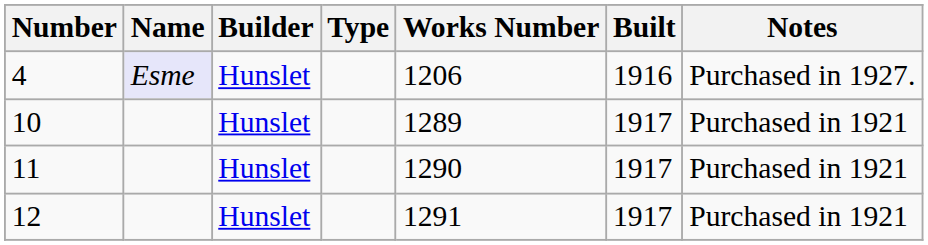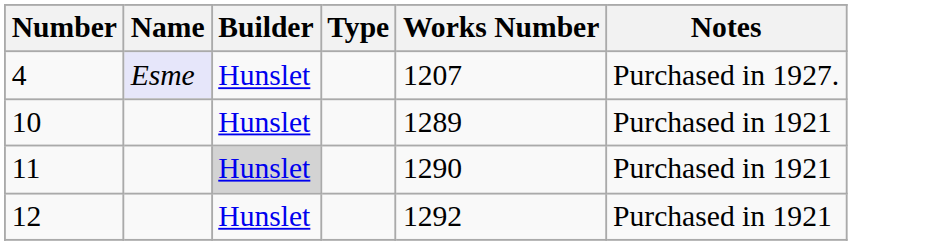- column: (644, 27)
(432, 74) 1206 -> (432, 74) 1207
(264, 168) no background -> (264, 168) lightgrey background
(432, 215) 1291 -> (432, 215) 1292
